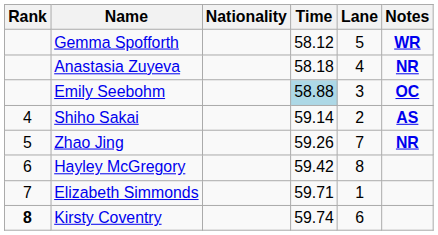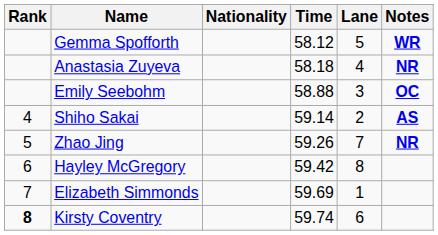(314, 92) lightblue background -> (314, 92) no background
(314, 192) 59.71 -> (314, 192) 59.69
